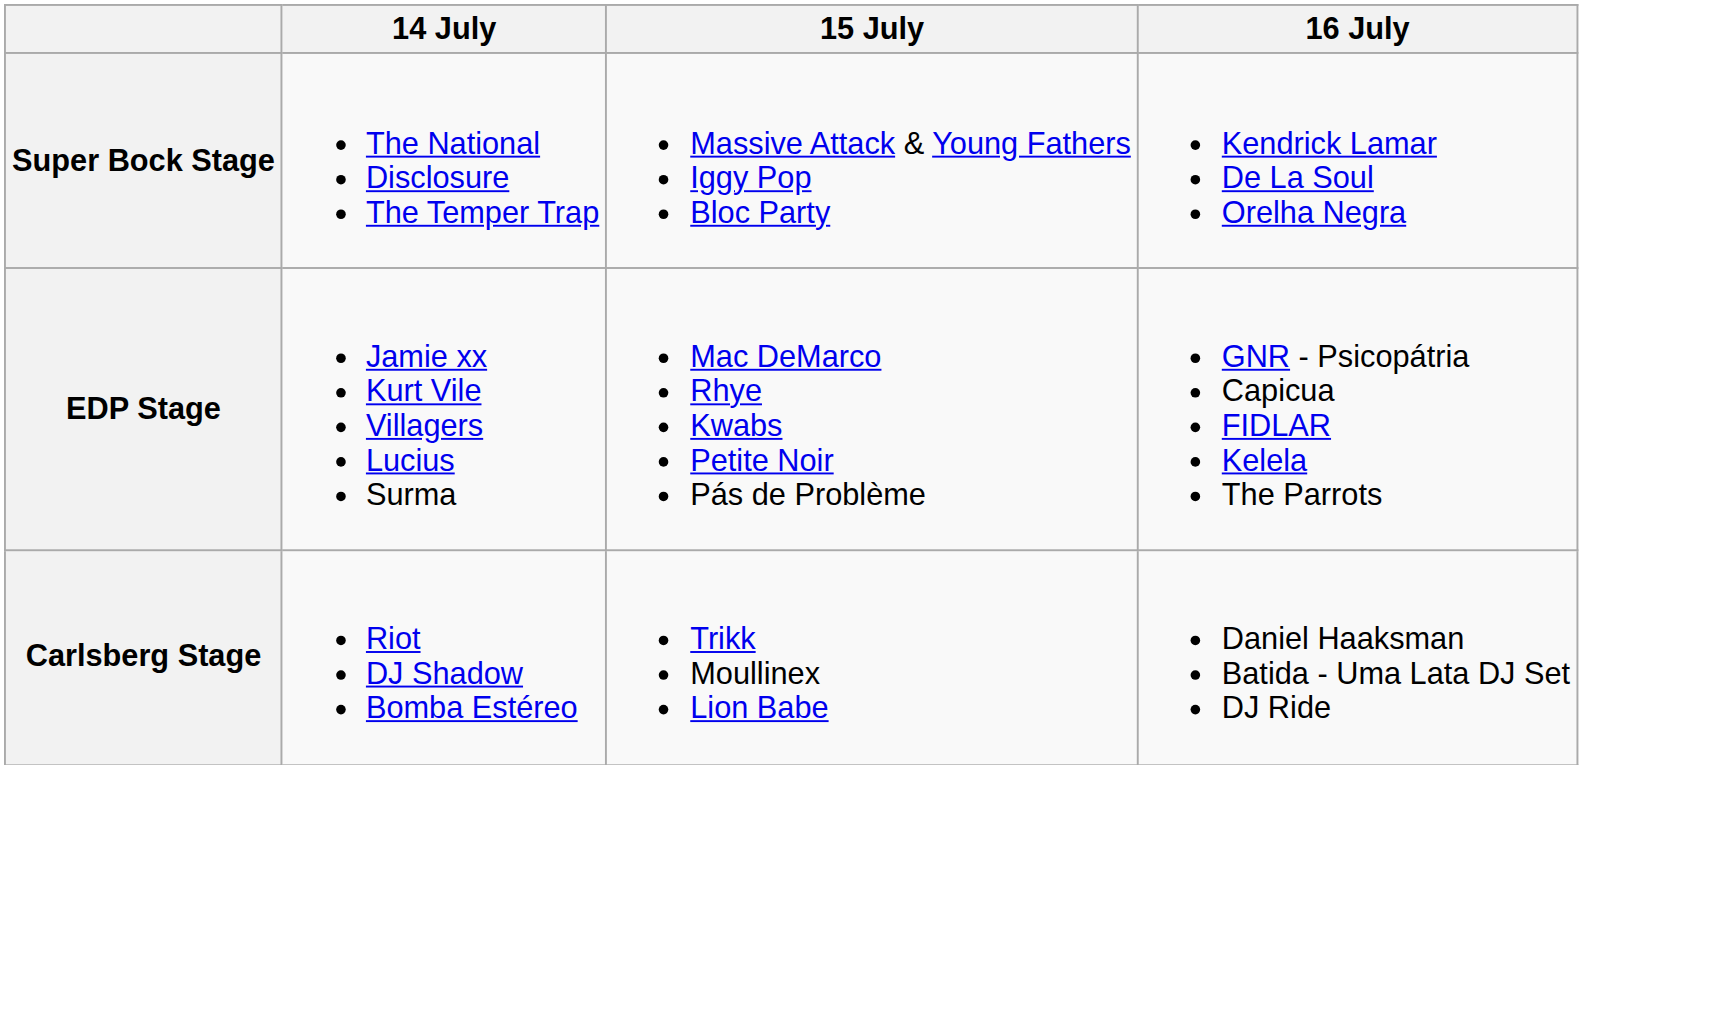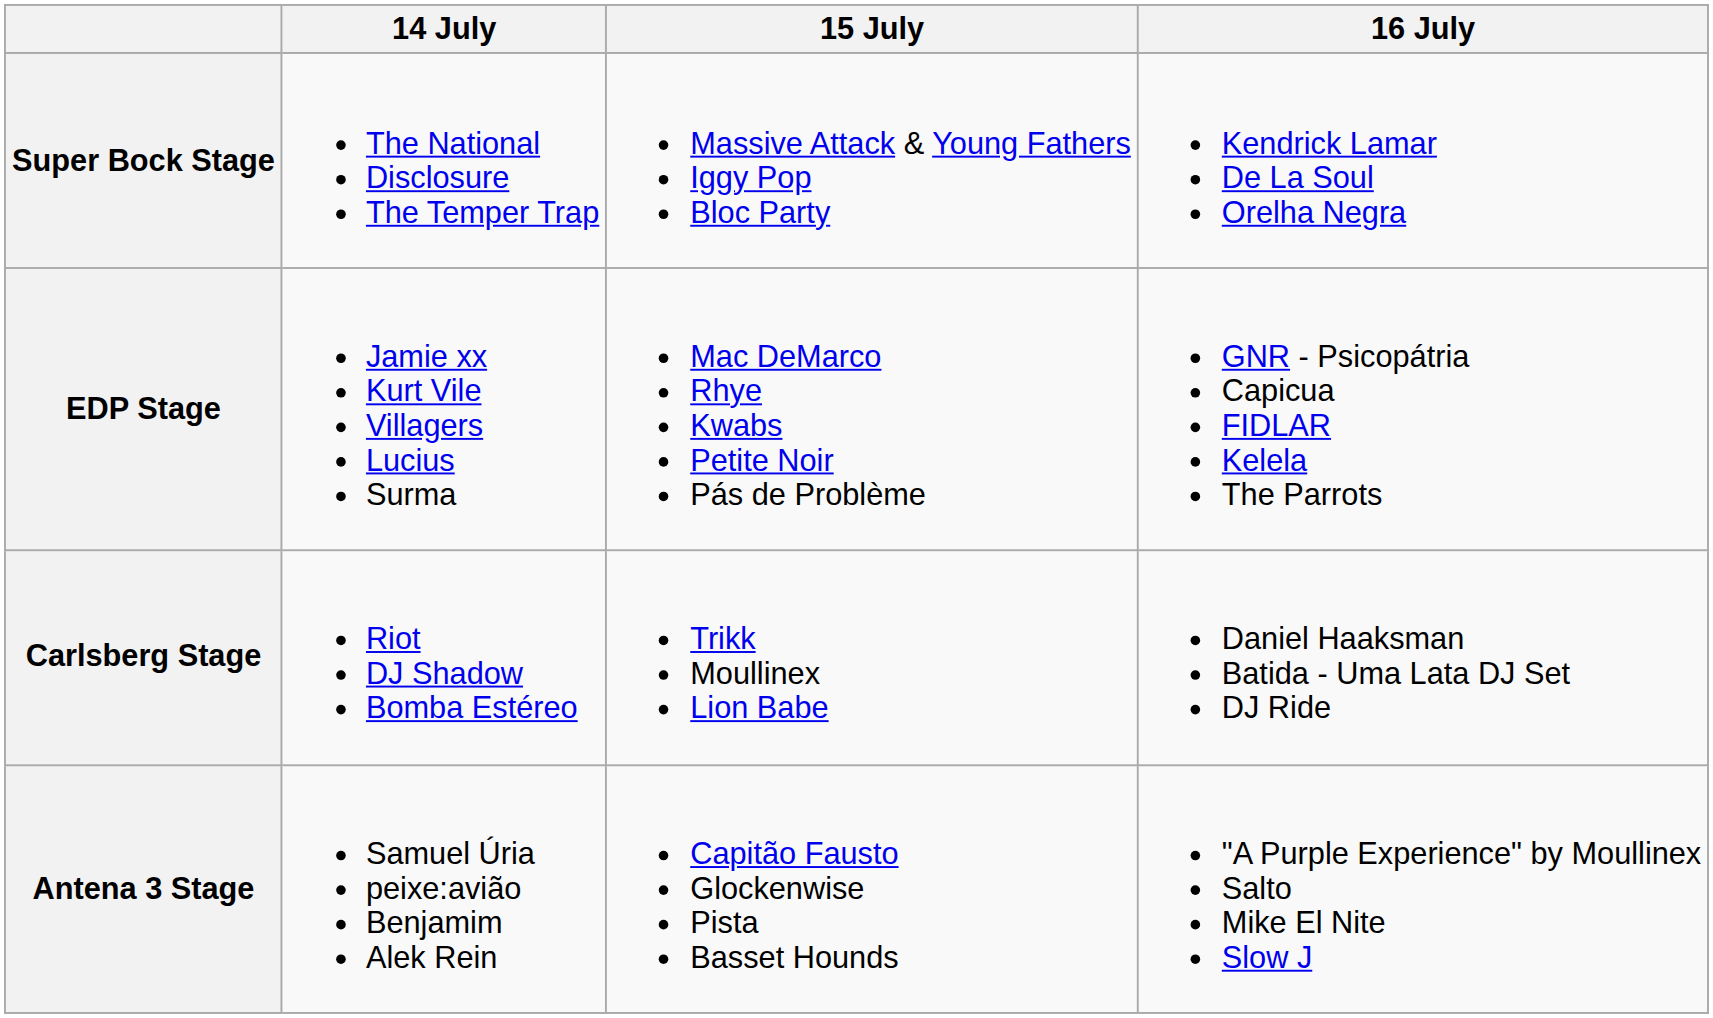+ row: (144, 888)
